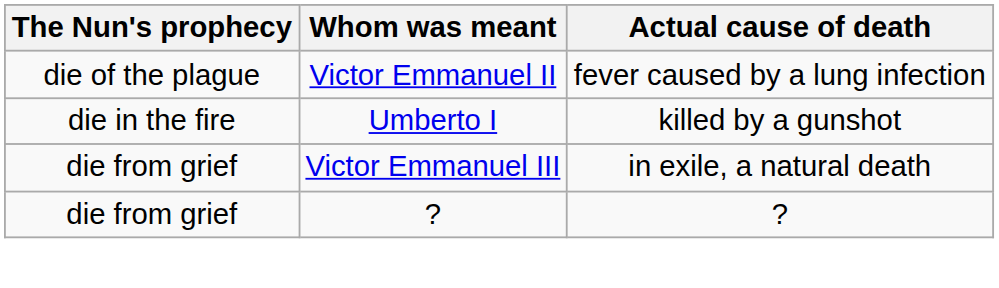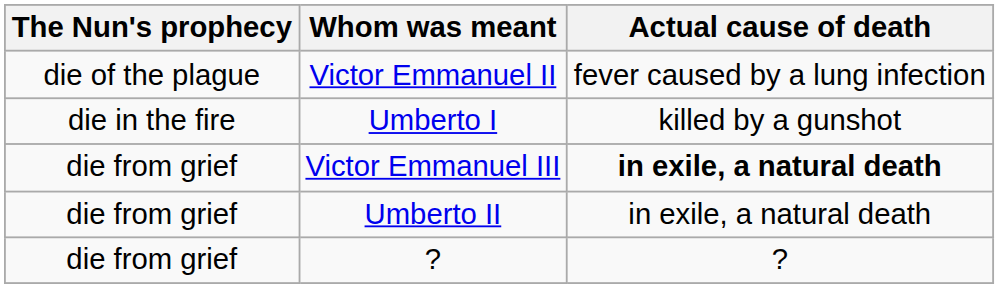(780, 167) normal -> (780, 167) bold
+ row: (433, 213)
